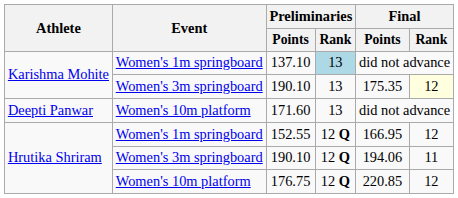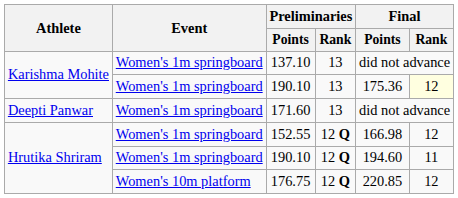(335, 62) lightblue background -> (335, 62) no background
(189, 86) Women's 3m springboard -> (189, 86) Women's 1m springboard
(382, 86) 175.35 -> (382, 86) 175.36
(183, 110) Women's 10m platform -> (189, 110) Women's 1m springboard
(382, 134) 166.95 -> (382, 134) 166.98
(189, 157) Women's 3m springboard -> (189, 157) Women's 1m springboard
(382, 157) 194.06 -> (382, 157) 194.60
